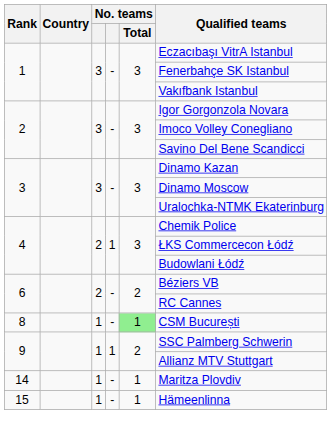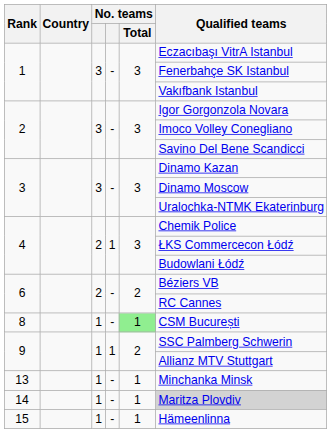+ row: (22, 380)
(200, 380) no background -> (200, 399) lightgrey background
